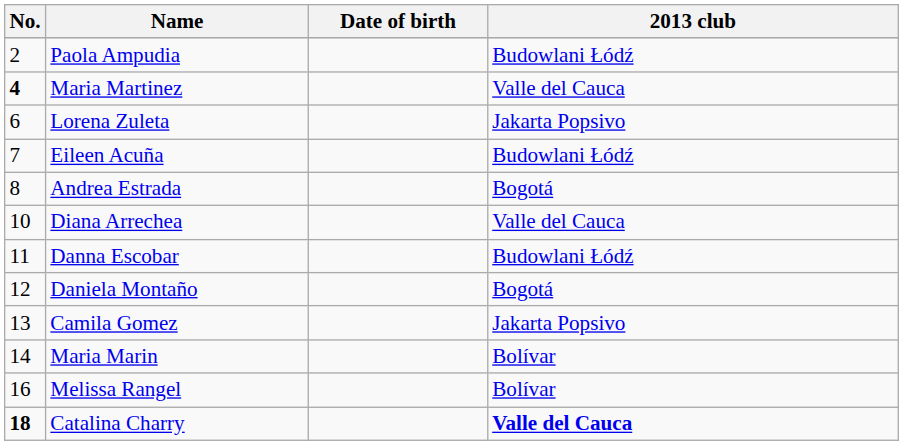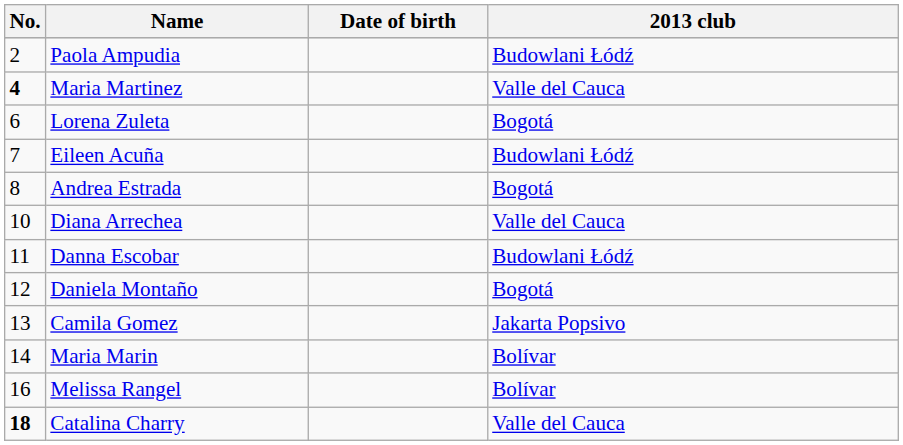(559, 121) Jakarta Popsivo -> (523, 121) Bogotá
(562, 423) bold -> (559, 423) normal
